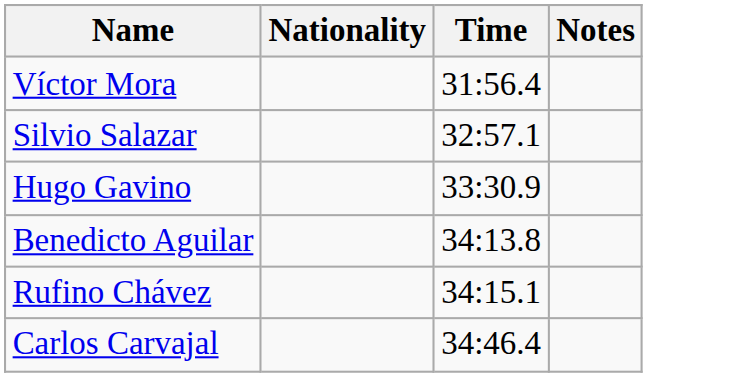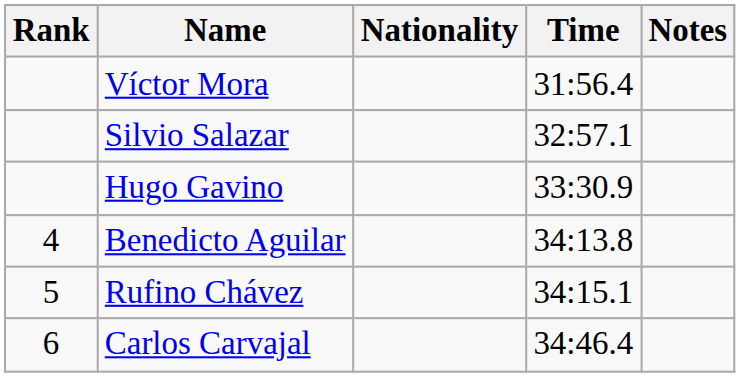+ column: (51, 30)
